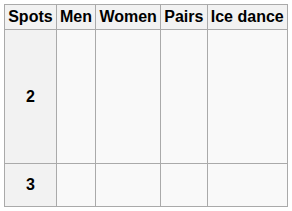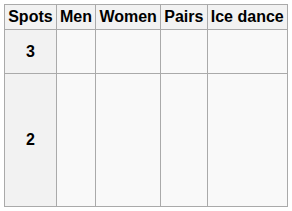rows swapped: (30, 184) <-> (30, 96)
